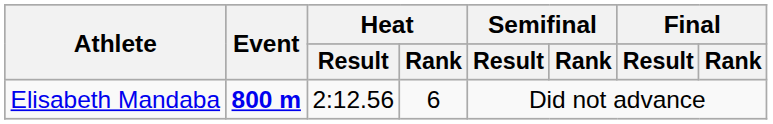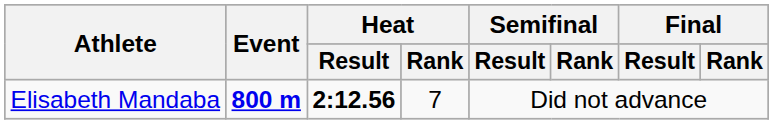(353, 100) normal -> (354, 100) bold
(434, 100) 6 -> (435, 100) 7
